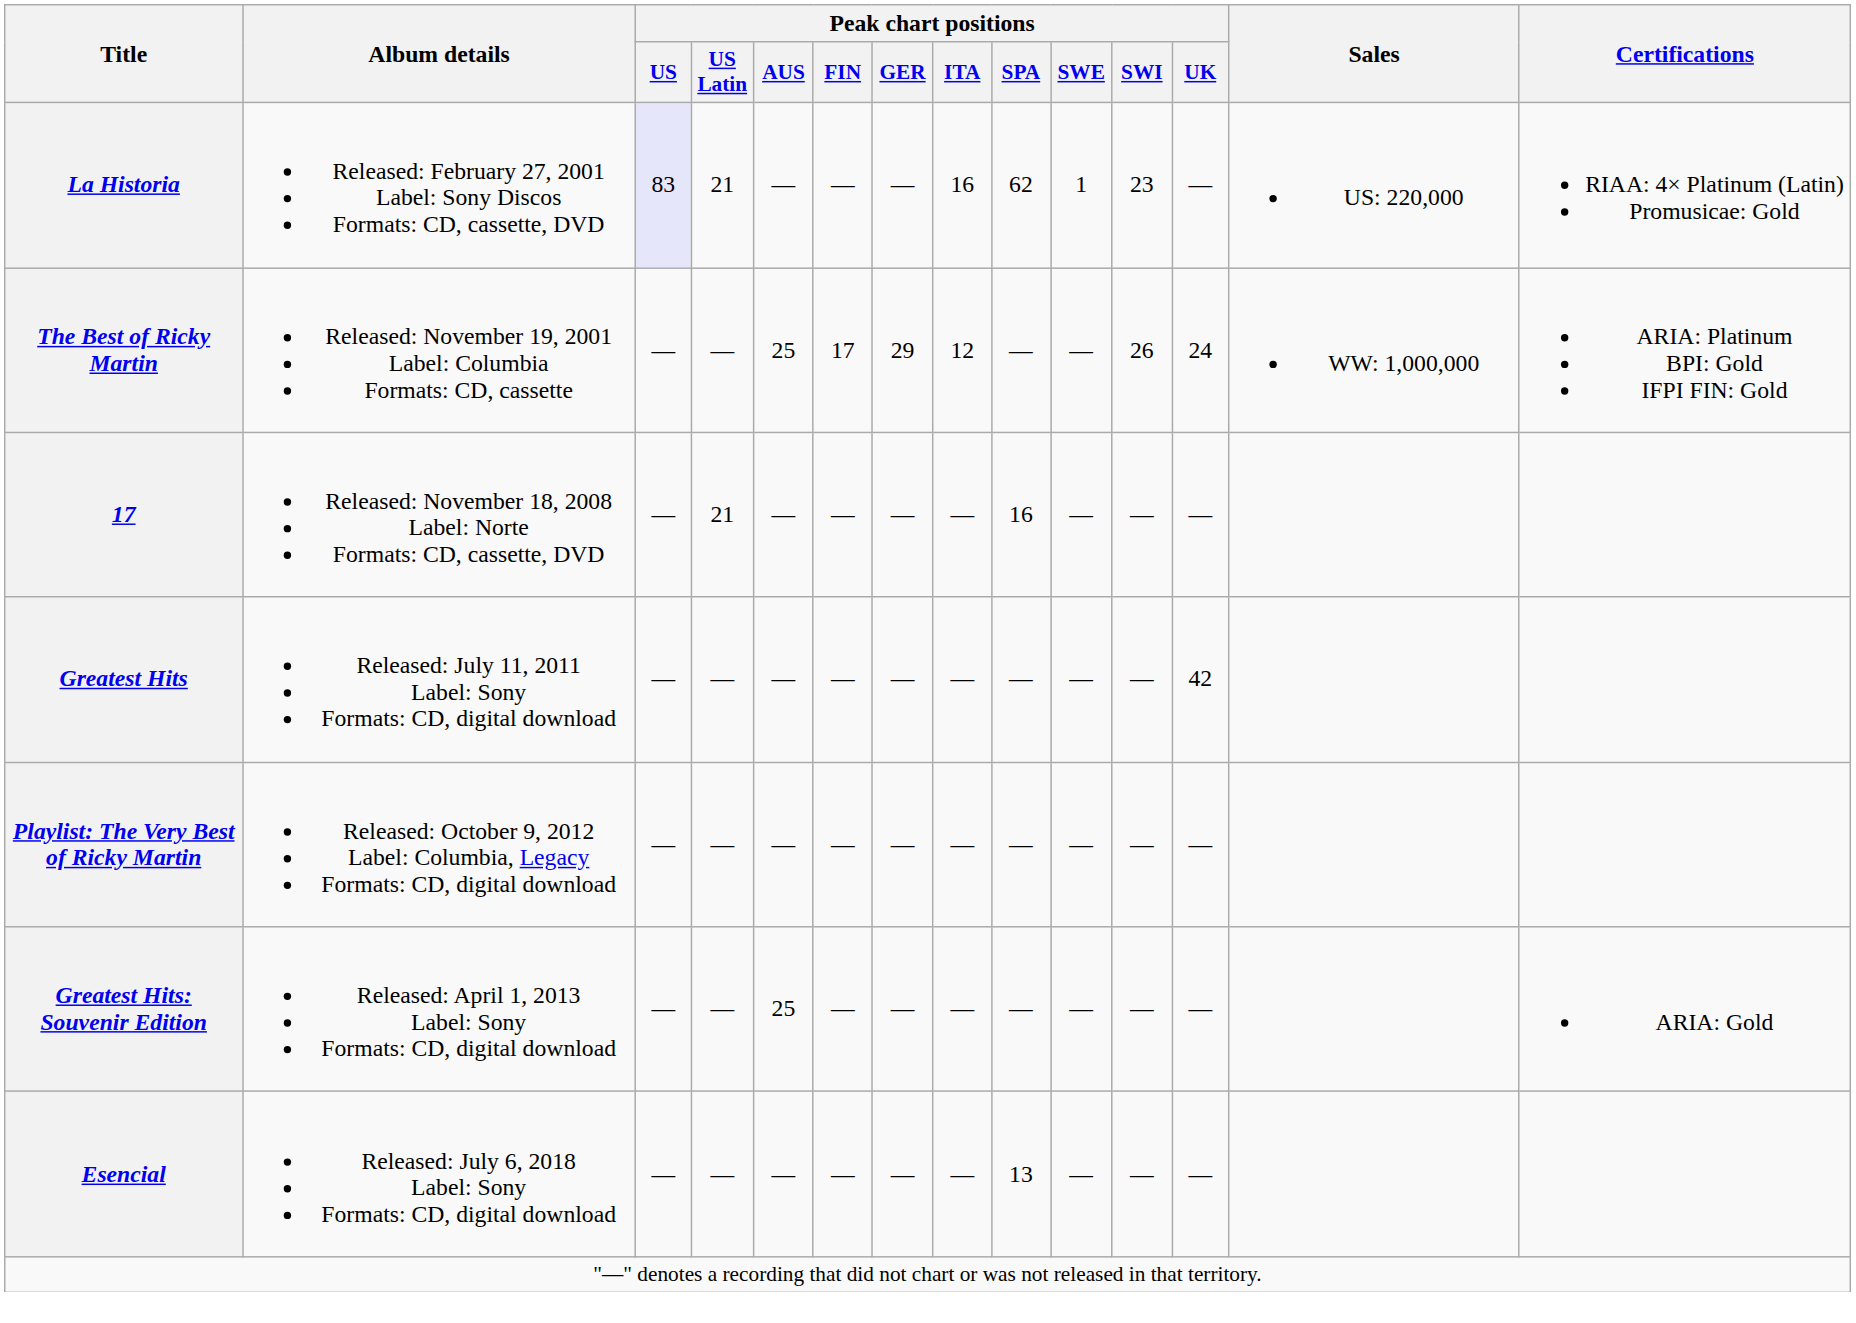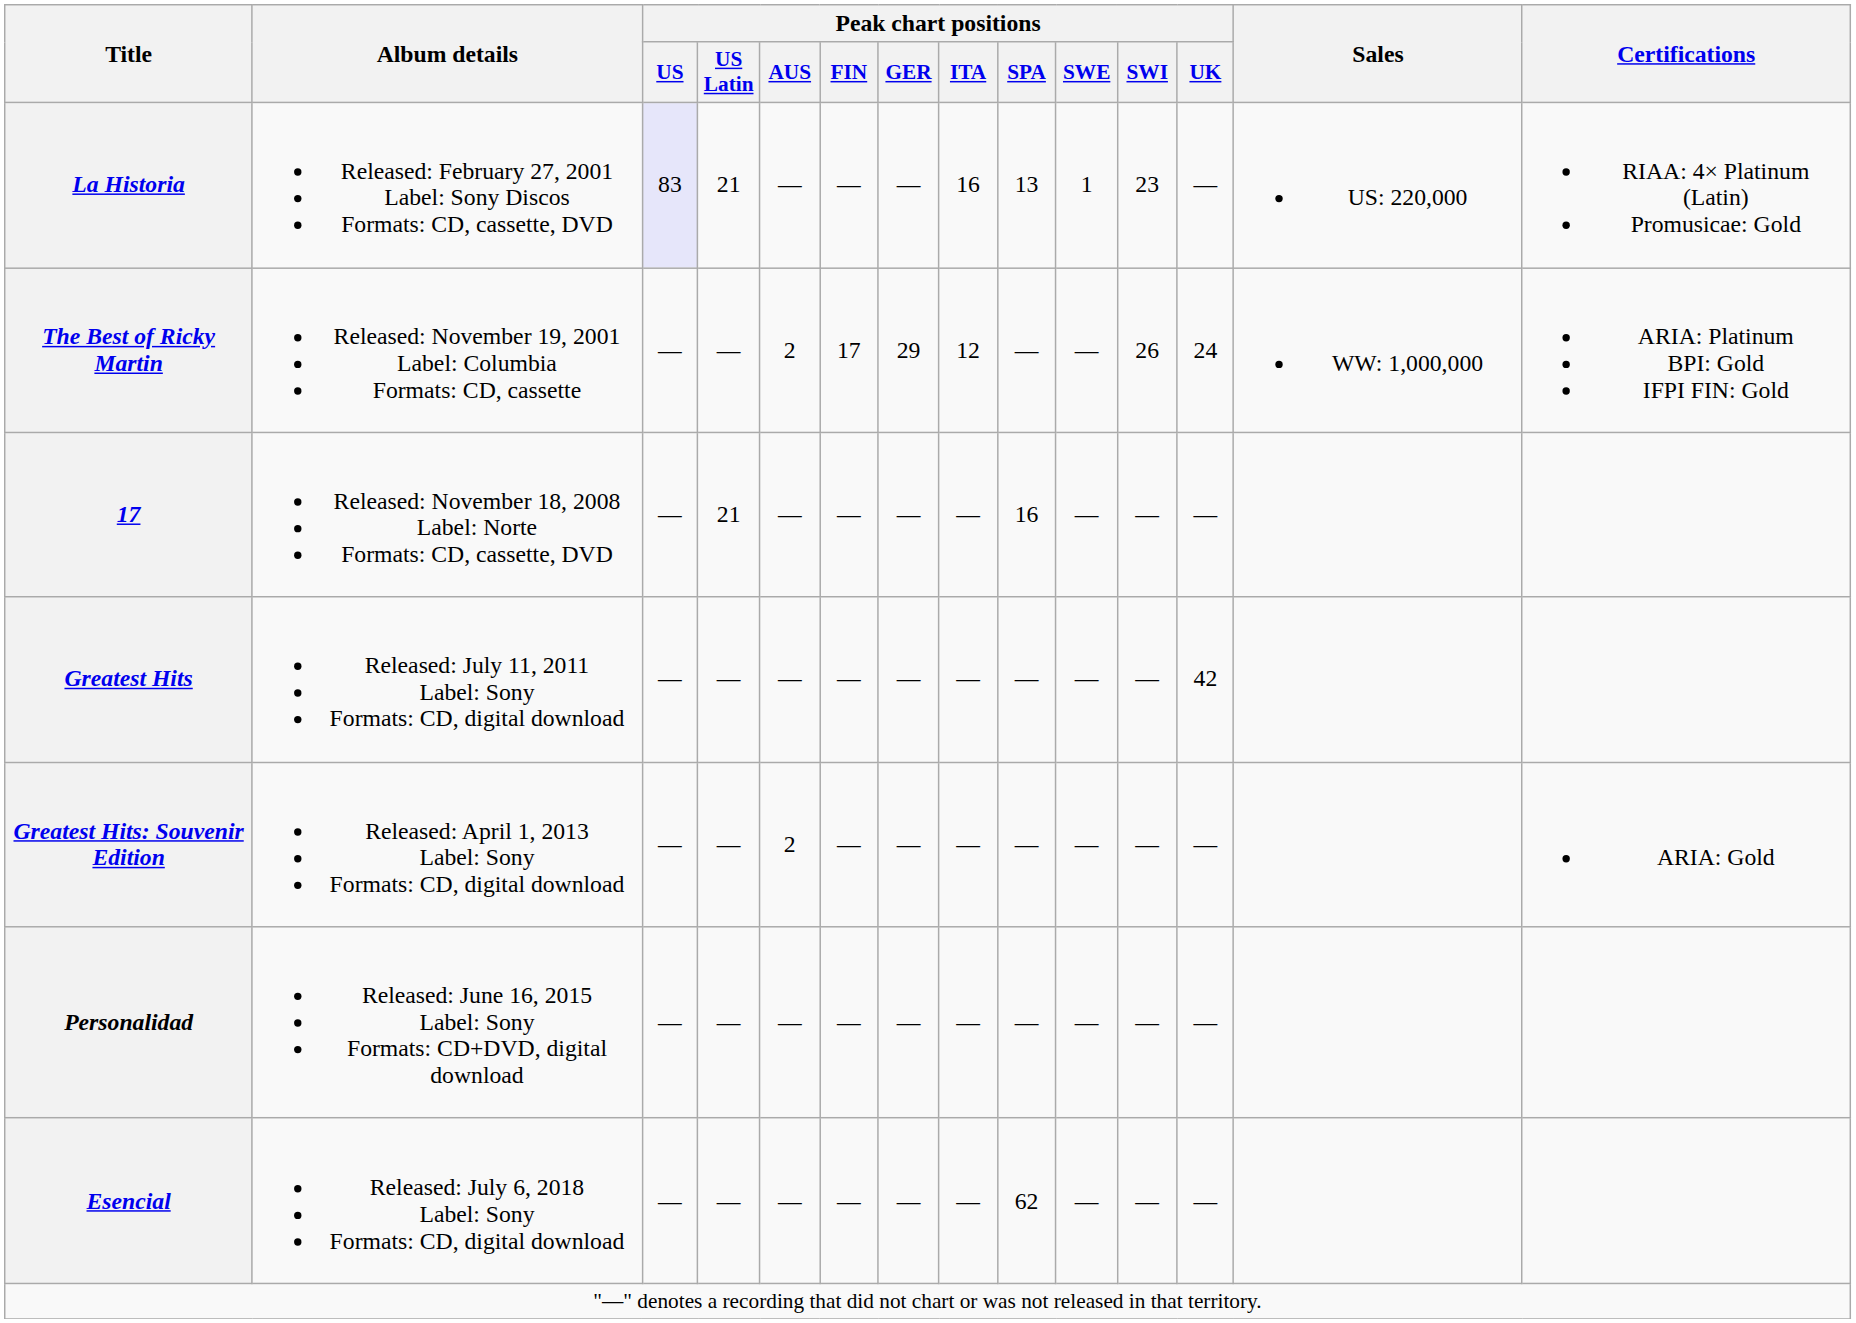(1021, 184) 62 -> (1027, 184) 13
(783, 349) 25 -> (790, 349) 2
- row: (124, 844)
(783, 1008) 25 -> (790, 844) 2
+ row: (129, 1022)
(1021, 1173) 13 -> (1027, 1200) 62
